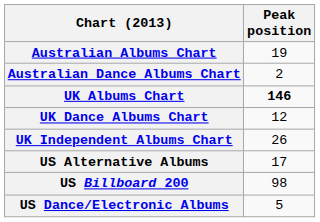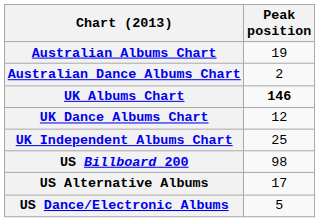(279, 140) 26 -> (279, 140) 25
rows swapped: (124, 184) <-> (124, 162)
